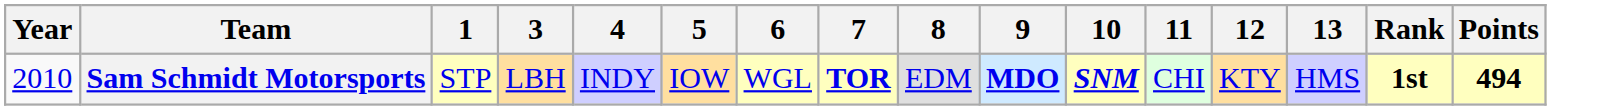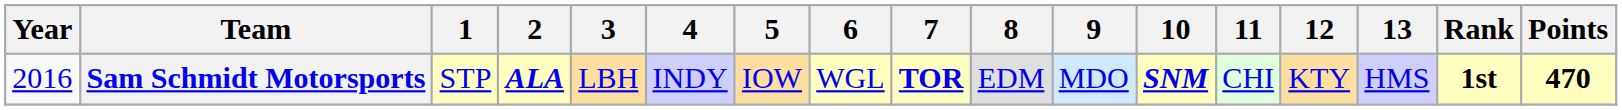+ column: (535, 28)
(42, 78) 2010 -> (42, 78) 2016
(1023, 78) bold -> (1094, 78) normal
(1499, 78) 494 -> (1568, 78) 470
